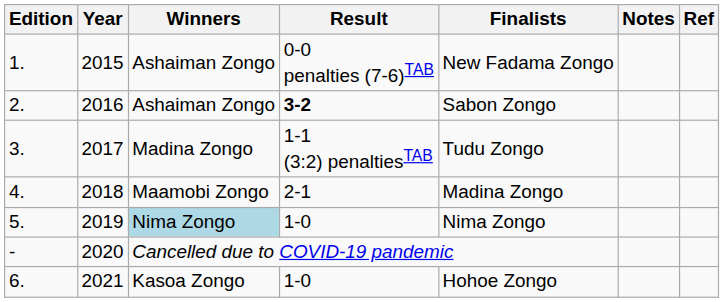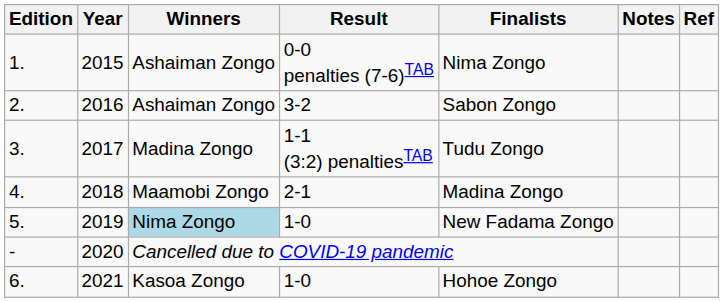(528, 62) New Fadama Zongo -> (494, 62) Nima Zongo
(297, 105) bold -> (297, 105) normal
(494, 221) Nima Zongo -> (528, 221) New Fadama Zongo
